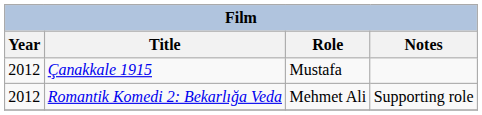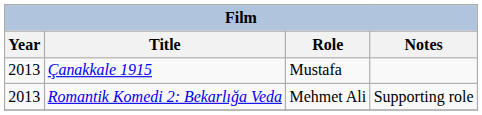(24, 70) 2012 -> (24, 70) 2013
(24, 97) 2012 -> (24, 97) 2013
